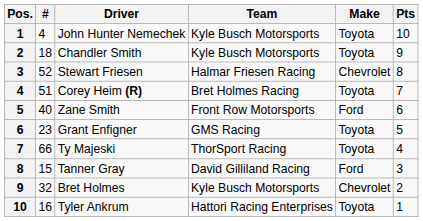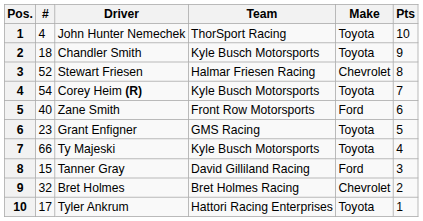(255, 33) Kyle Busch Motorsports -> (239, 33) ThorSport Racing
(45, 91) 51 -> (45, 91) 54
(245, 91) Bret Holmes Racing -> (255, 91) Kyle Busch Motorsports
(239, 149) ThorSport Racing -> (255, 149) Kyle Busch Motorsports
(255, 187) Kyle Busch Motorsports -> (245, 187) Bret Holmes Racing
(45, 207) 16 -> (45, 207) 17
